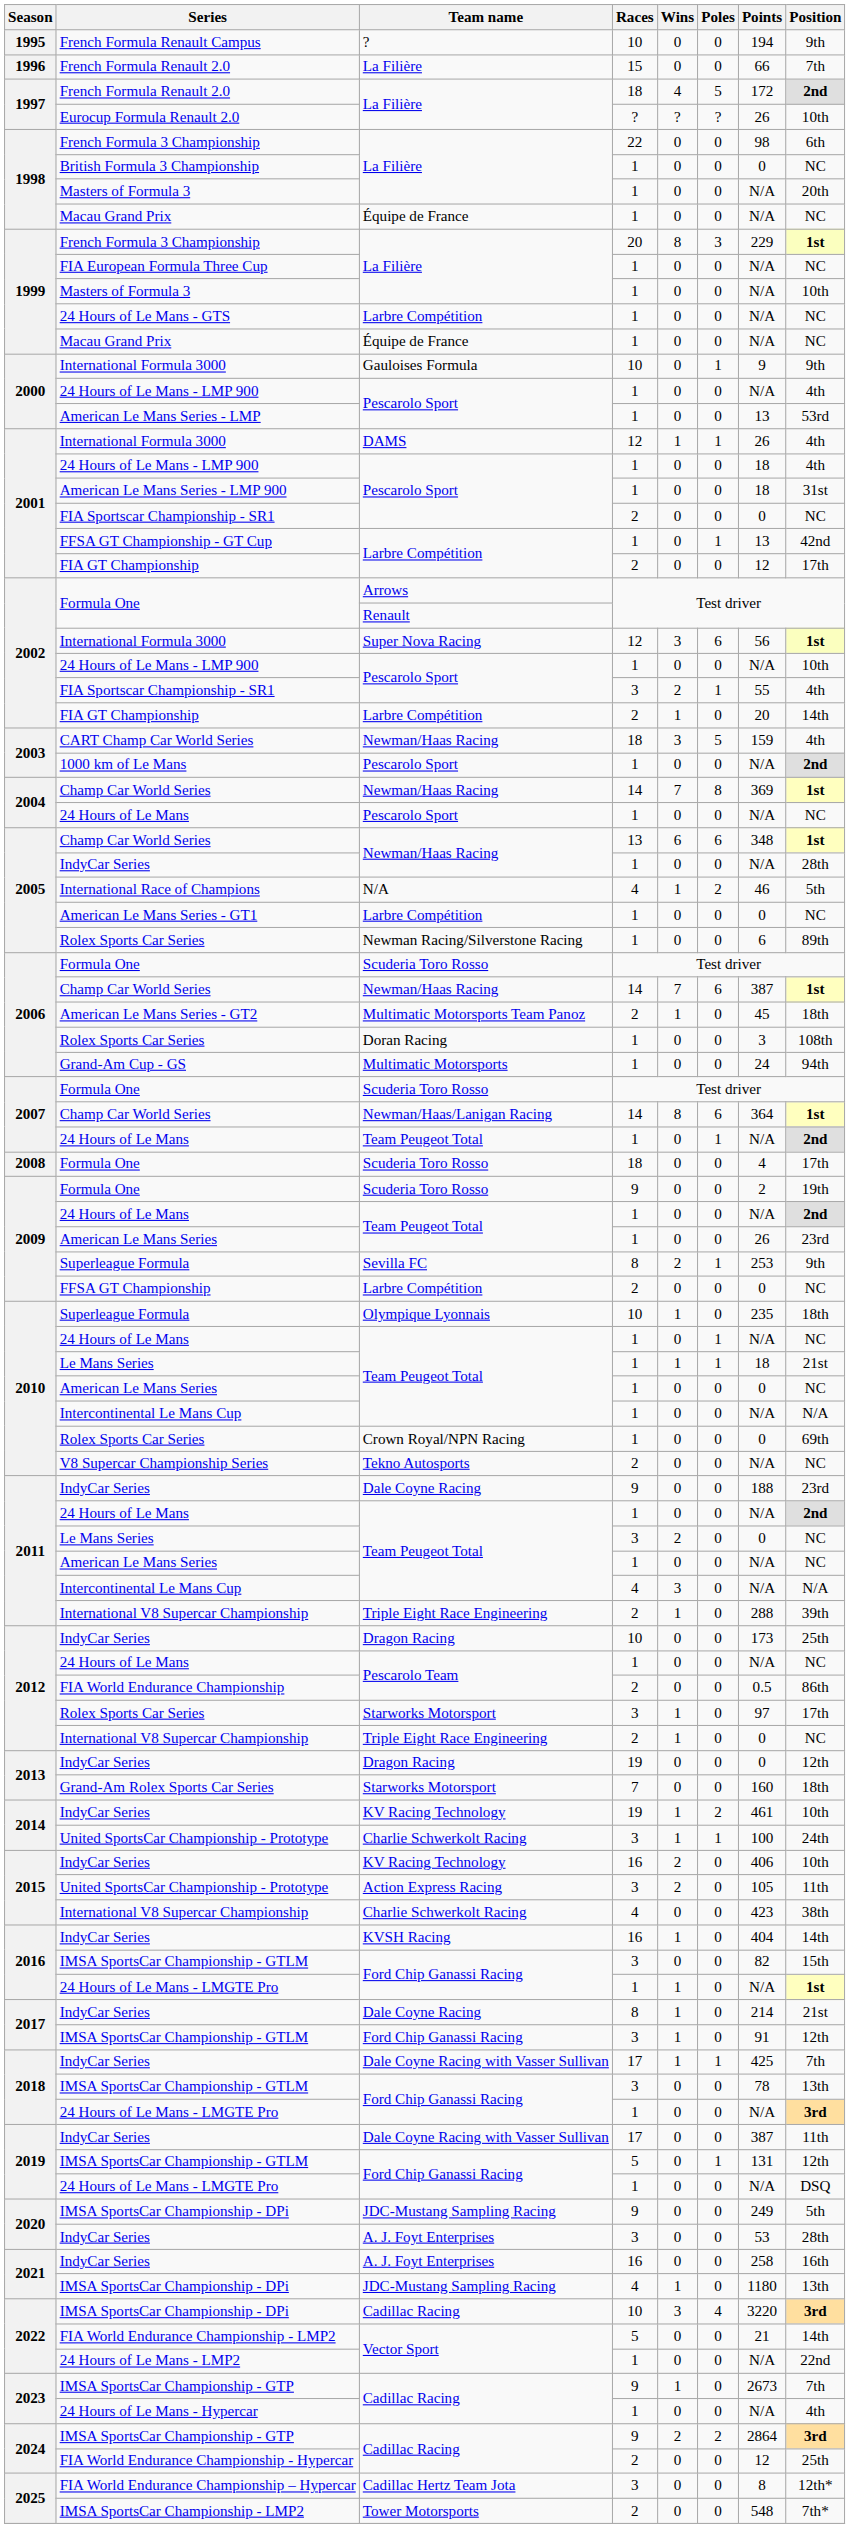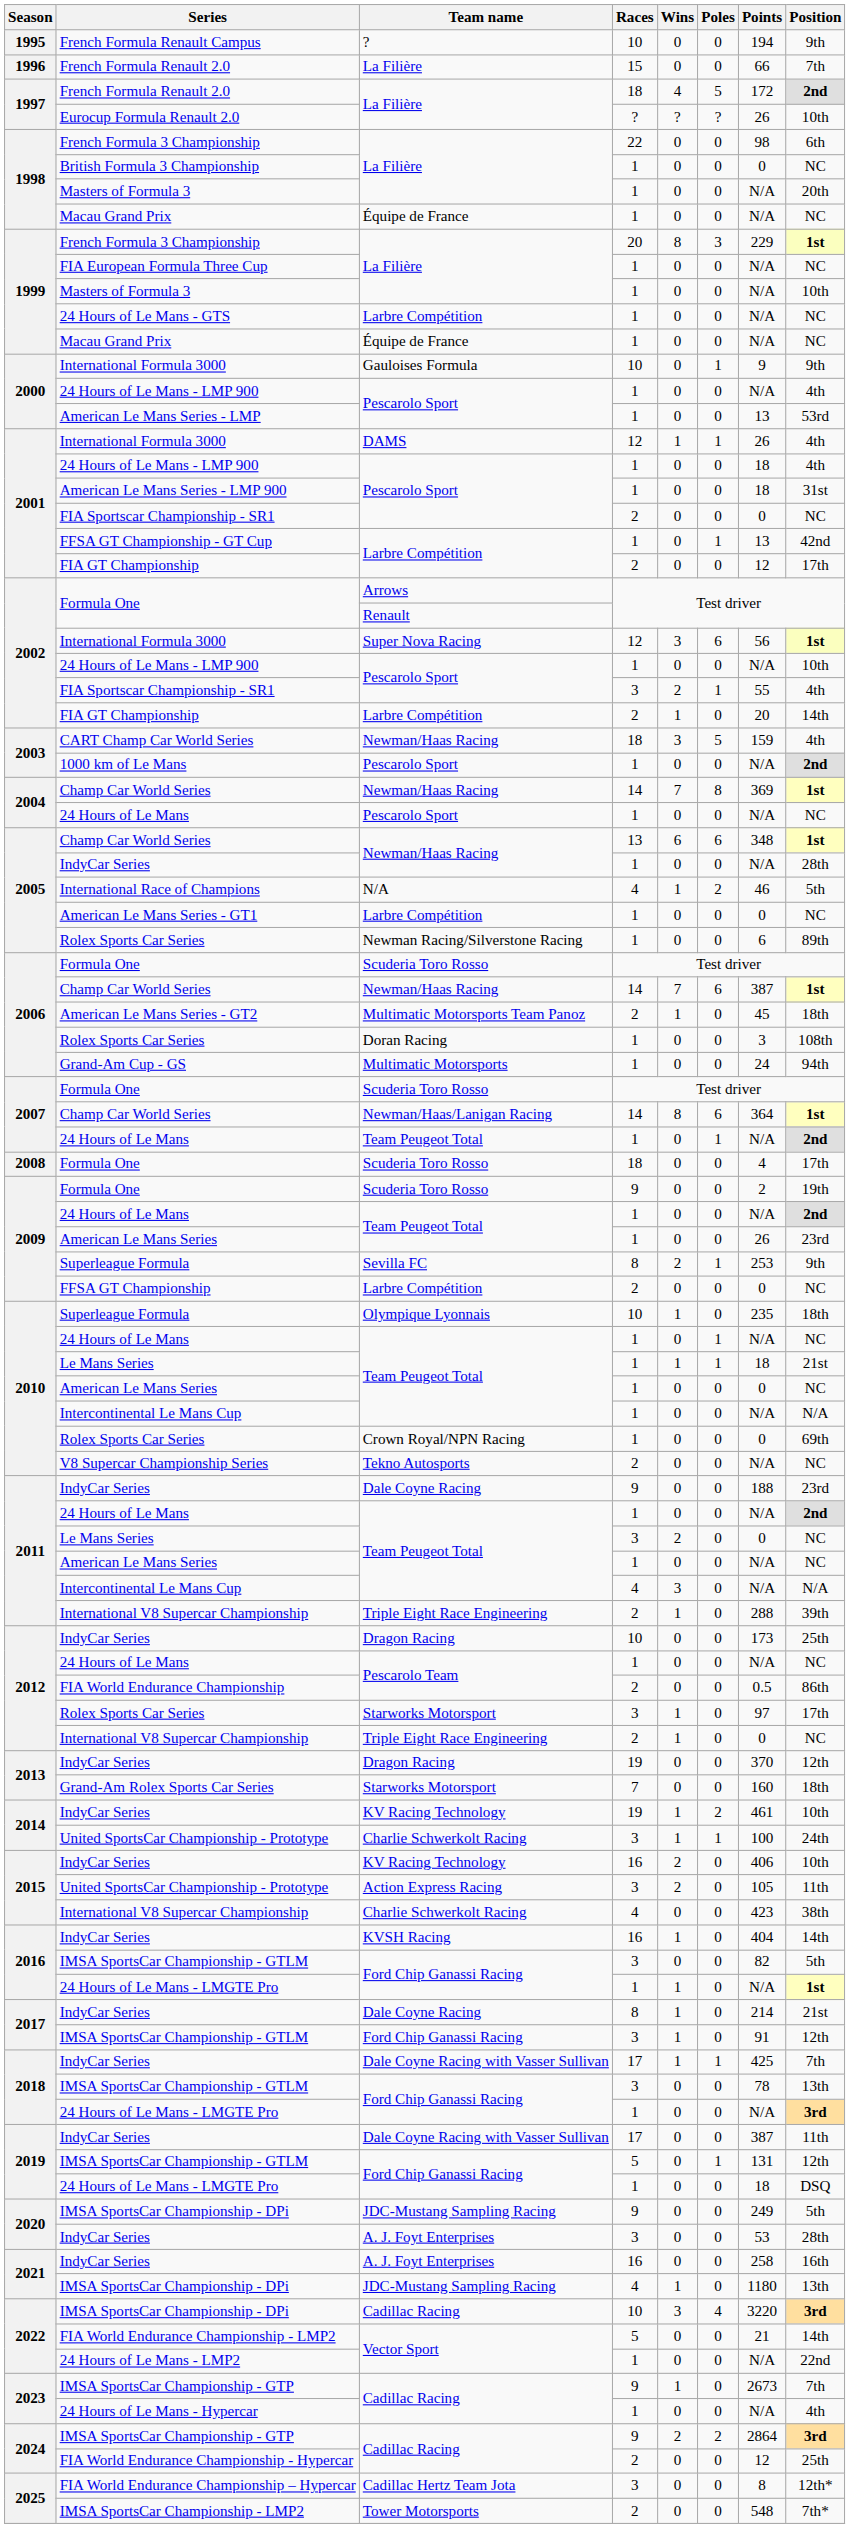(762, 1762) 0 -> (762, 1762) 370
(815, 1962) 15th -> (815, 1962) 5th
(762, 2186) N/A -> (762, 2186) 18
